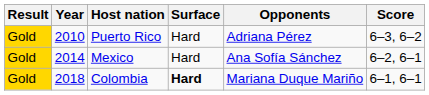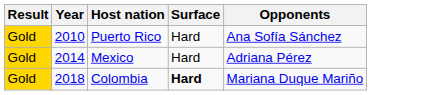- column: (396, 15)
(269, 36) Adriana Pérez -> (284, 36) Ana Sofía Sánchez
(284, 57) Ana Sofía Sánchez -> (269, 57) Adriana Pérez
